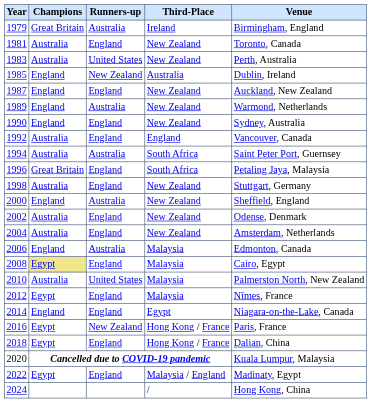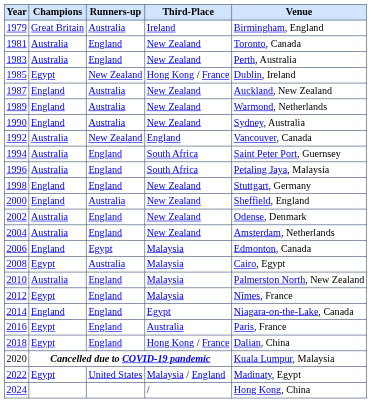(115, 59) United States -> (105, 59) England
(48, 75) England -> (43, 75) Egypt
(165, 75) Australia -> (188, 75) Hong Kong / France
(105, 91) England -> (107, 91) Australia
(105, 122) England -> (107, 122) Australia
(105, 138) England -> (115, 138) New Zealand
(107, 154) Australia -> (105, 154) England
(58, 169) Great Britain -> (50, 169) Australia
(50, 185) Australia -> (48, 185) England
(107, 248) Australia -> (100, 248) Egypt
(43, 264) khaki background -> (43, 264) no background
(105, 264) England -> (107, 264) Australia
(115, 280) United States -> (105, 280) England
(115, 327) New Zealand -> (105, 327) England
(188, 327) Hong Kong / France -> (165, 327) Australia
(105, 374) England -> (115, 374) United States
